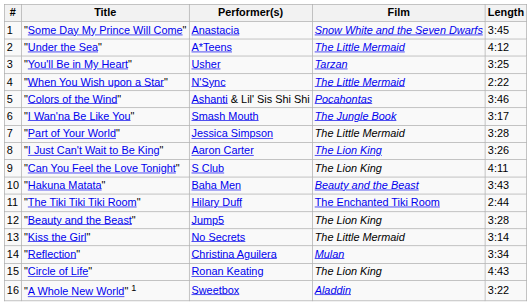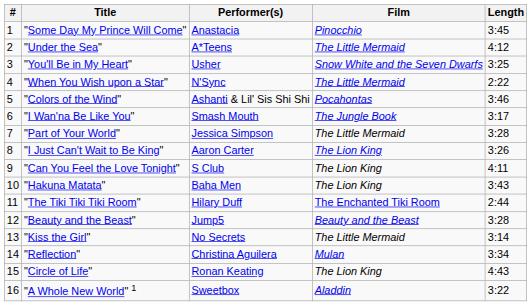(399, 30) Snow White and the Seven Dwarfs -> (338, 30) Pinocchio
(331, 64) Tarzan -> (399, 64) Snow White and the Seven Dwarfs
(367, 185) Beauty and the Beast -> (348, 185) The Lion King
(348, 220) The Lion King -> (367, 220) Beauty and the Beast
